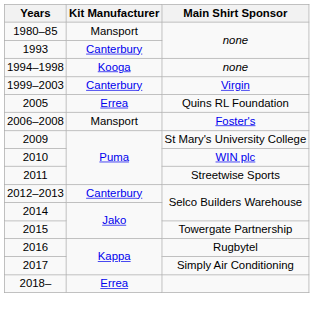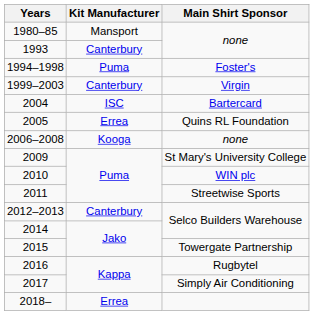(114, 67) Kooga -> (114, 67) Puma
(235, 67) none -> (235, 67) Foster's
+ row: (35, 103)
(114, 121) Mansport -> (114, 139) Kooga
(235, 121) Foster's -> (235, 139) none
